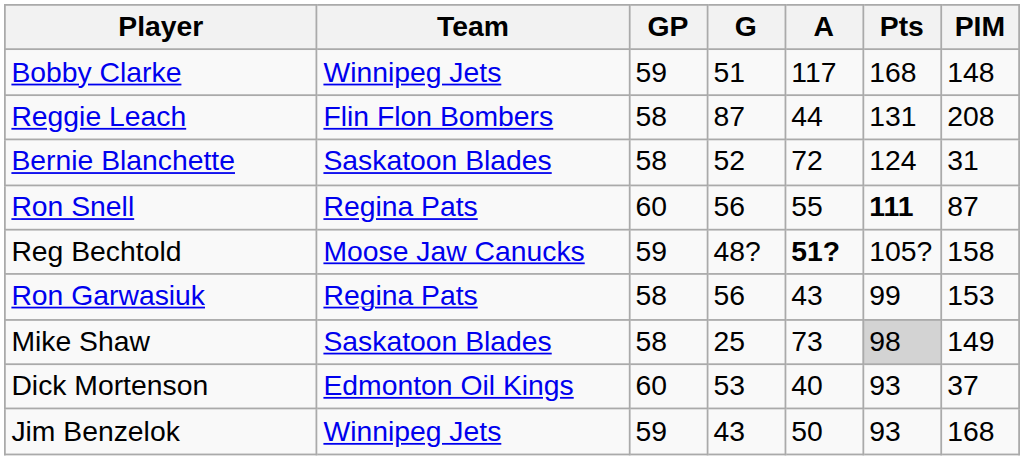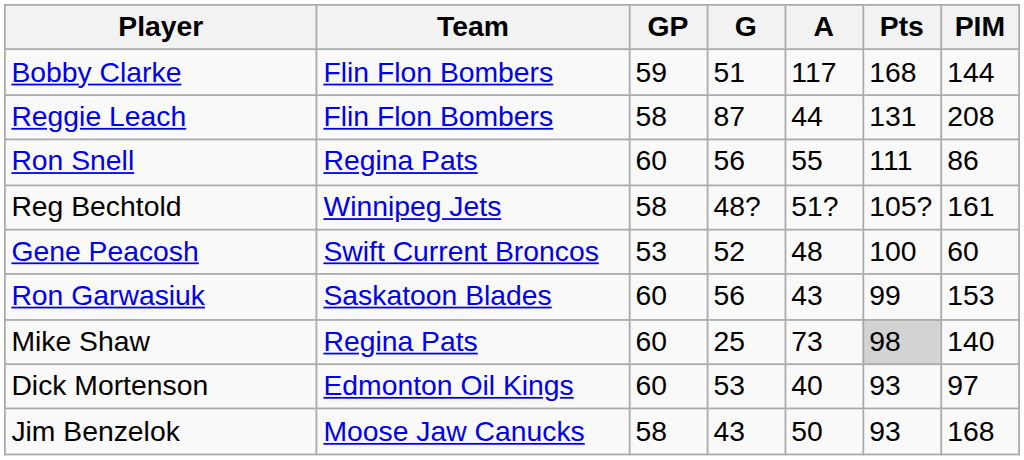(412, 71) Winnipeg Jets -> (438, 71) Flin Flon Bombers
(971, 71) 148 -> (971, 71) 144
- row: (123, 161)
(891, 206) bold -> (891, 161) normal
(963, 206) 87 -> (963, 161) 86
(454, 251) Moose Jaw Canucks -> (412, 206) Winnipeg Jets
(651, 251) 59 -> (651, 206) 58
(816, 251) bold -> (815, 206) normal
(971, 251) 158 -> (971, 206) 161
+ row: (105, 251)
(401, 296) Regina Pats -> (438, 296) Saskatoon Blades
(651, 296) 58 -> (651, 296) 60
(438, 341) Saskatoon Blades -> (401, 341) Regina Pats
(651, 341) 58 -> (651, 341) 60
(971, 341) 149 -> (971, 341) 140
(963, 386) 37 -> (963, 386) 97
(412, 431) Winnipeg Jets -> (454, 431) Moose Jaw Canucks
(651, 431) 59 -> (651, 431) 58
